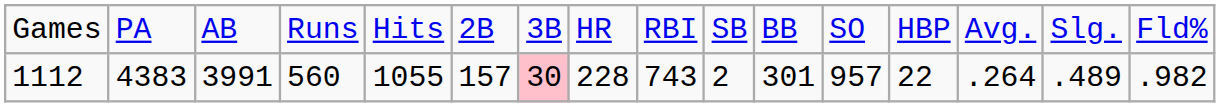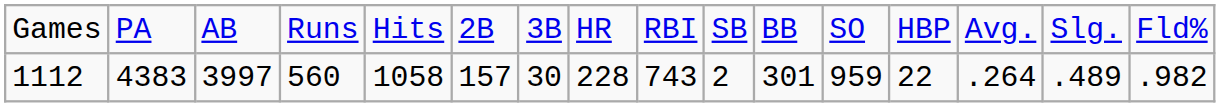(237, 78) 3991 -> (237, 78) 3997
(408, 78) 1055 -> (408, 78) 1058
(544, 78) pink background -> (544, 78) no background
(856, 78) 957 -> (856, 78) 959
